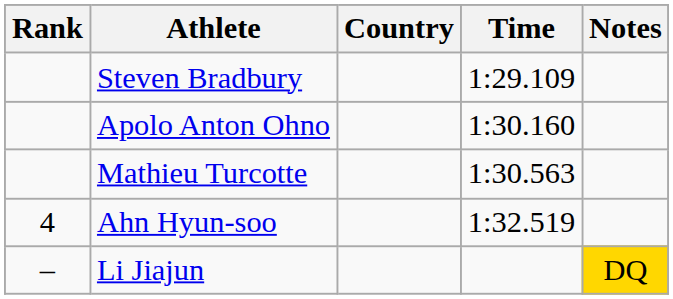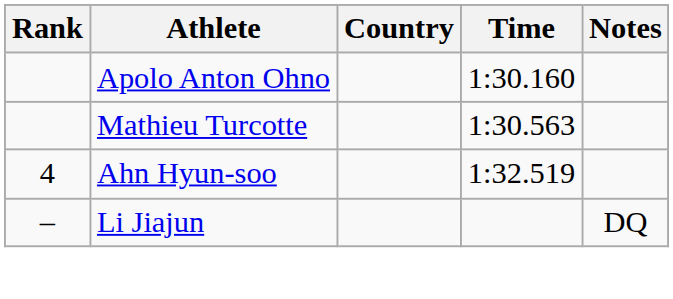- row: (200, 76)
(625, 269) gold background -> (625, 221) no background
